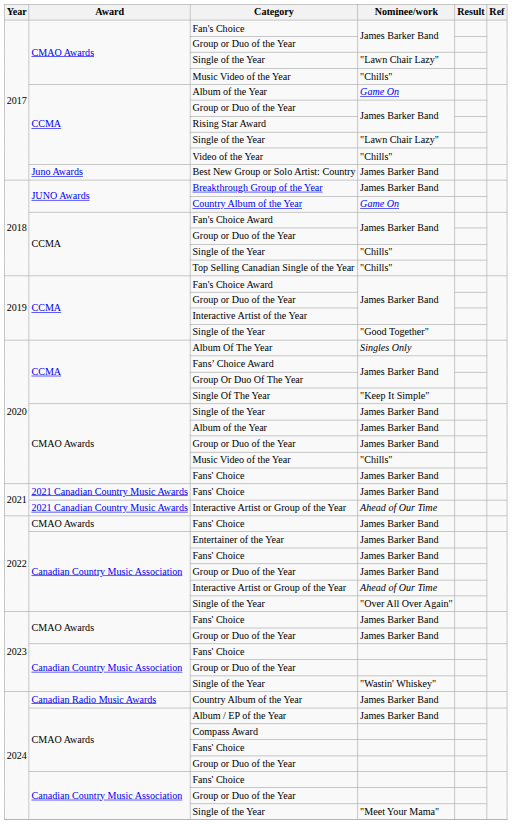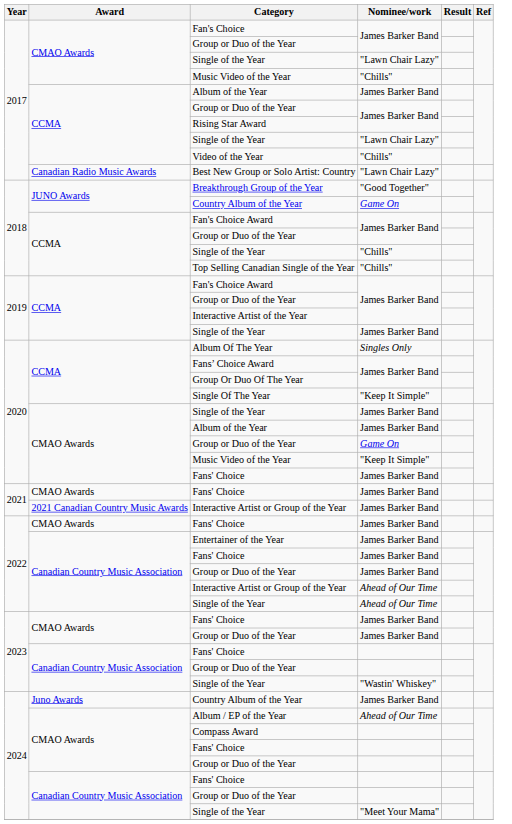(380, 92) Game On -> (399, 92) James Barker Band
(57, 172) Juno Awards -> (94, 172) Canadian Radio Music Awards
(399, 172) James Barker Band -> (399, 172) "Lawn Chair Lazy"
(399, 188) James Barker Band -> (394, 188) "Good Together"
(394, 332) "Good Together" -> (399, 332) James Barker Band
(399, 444) James Barker Band -> (380, 444) Game On
(376, 460) "Chills" -> (395, 460) "Keep It Simple"
(110, 492) 2021 Canadian Country Music Awards -> (63, 492) CMAO Awards
(399, 508) Ahead of Our Time -> (399, 508) James Barker Band
(406, 603) "Over All Over Again" -> (399, 603) Ahead of Our Time
(94, 699) Canadian Radio Music Awards -> (57, 699) Juno Awards
(399, 715) James Barker Band -> (399, 715) Ahead of Our Time
